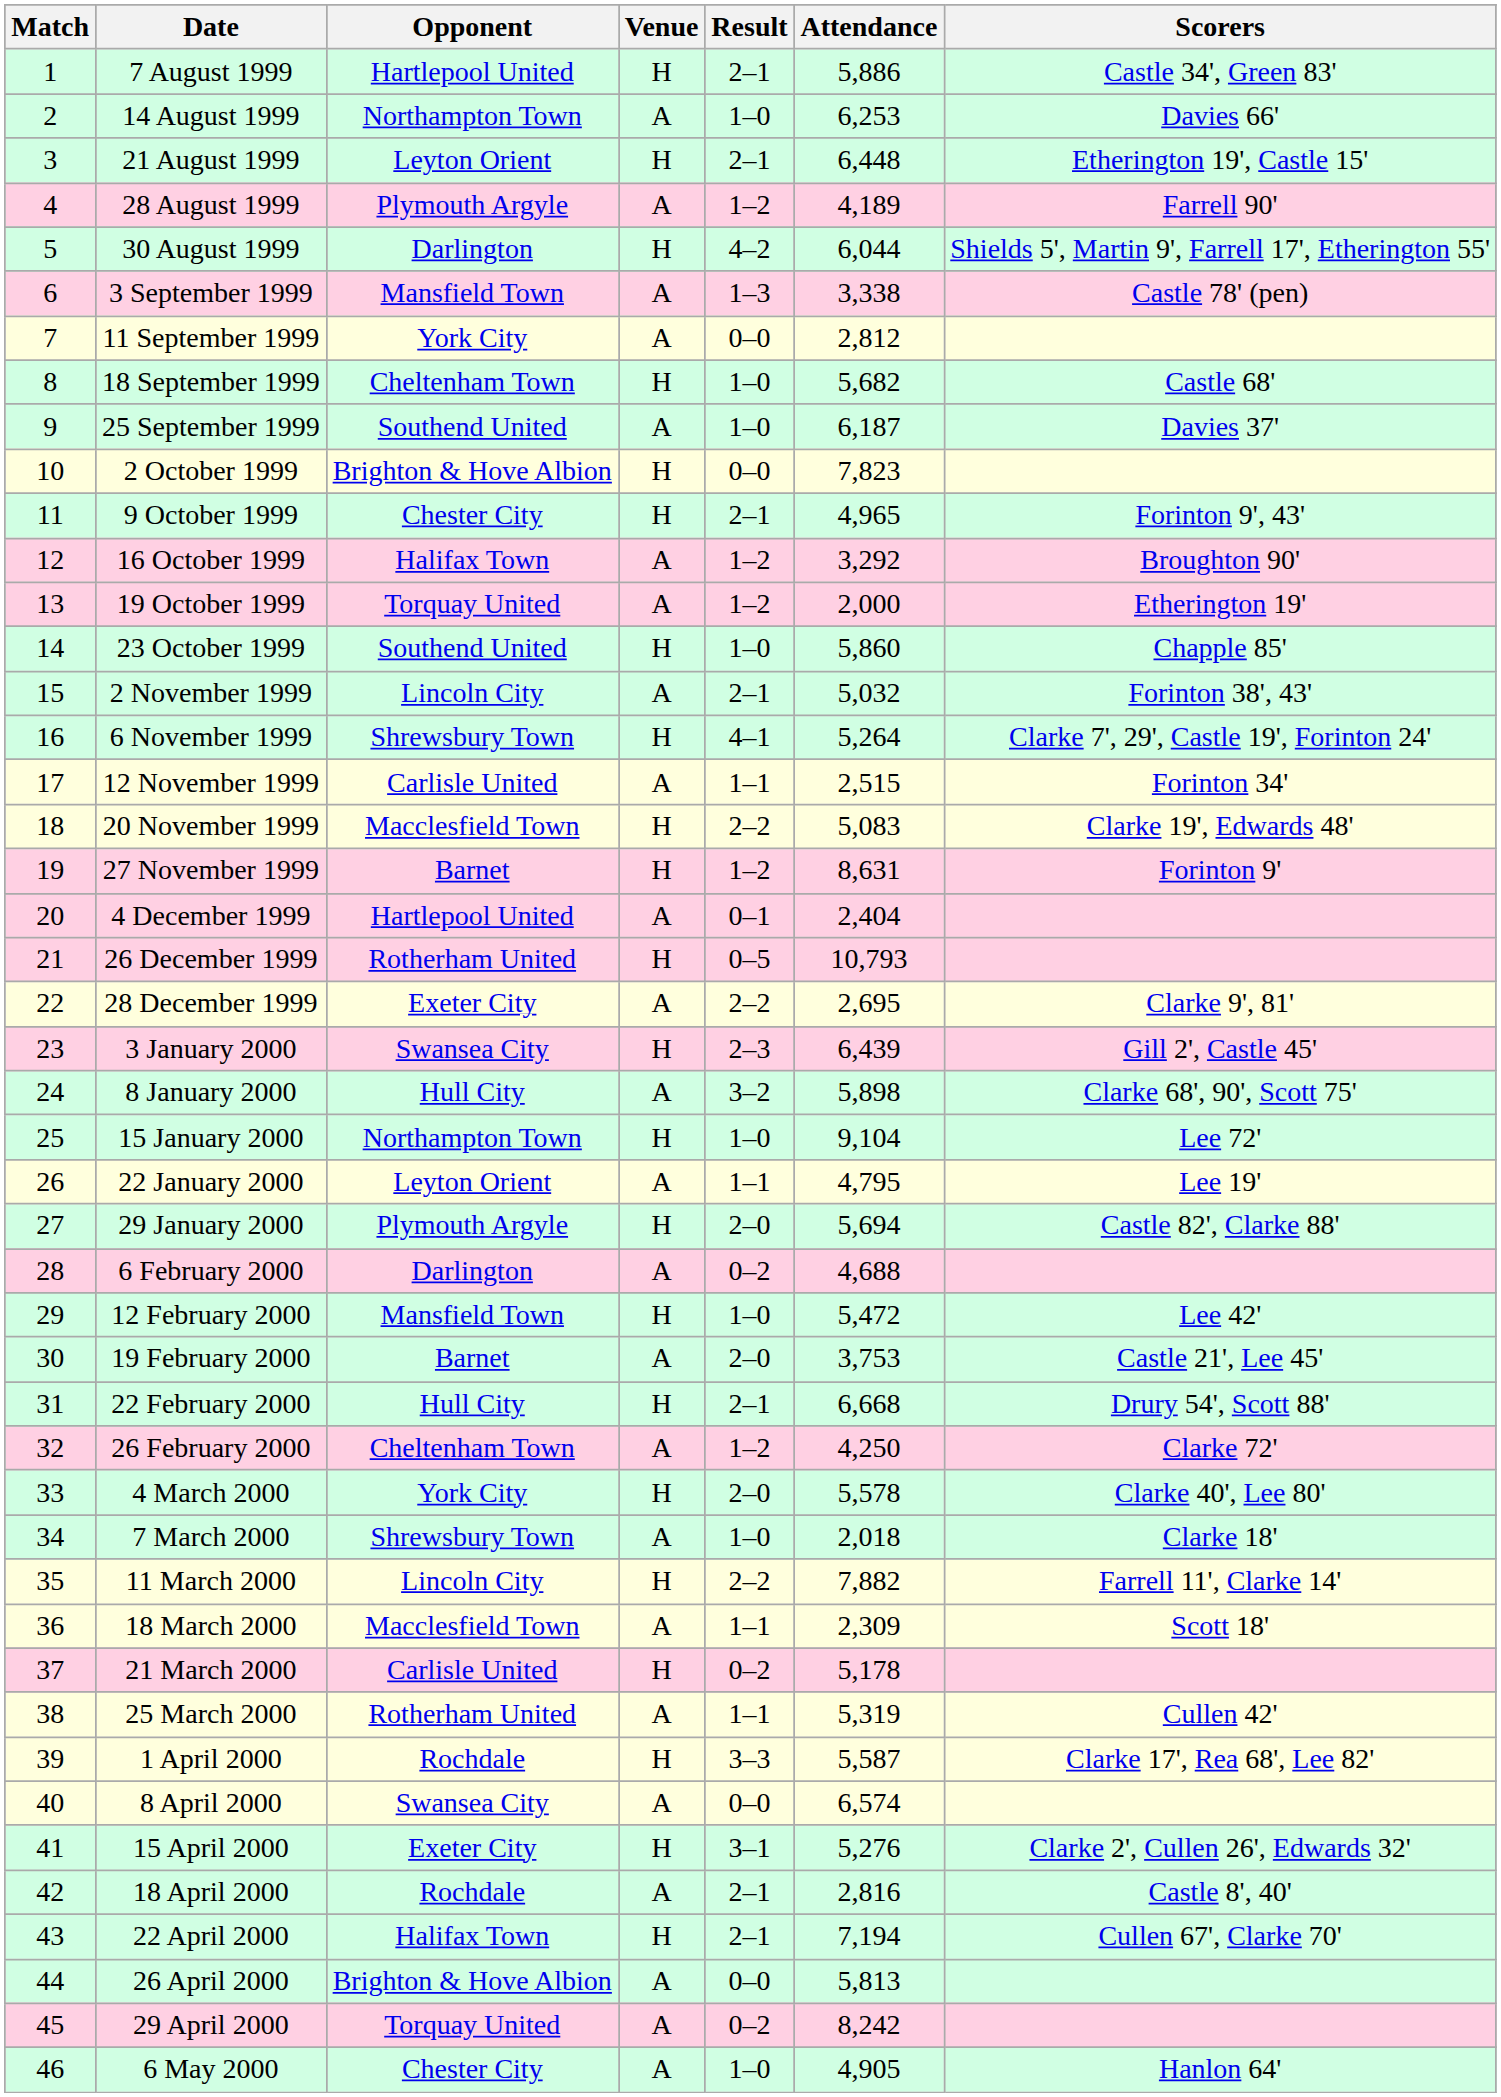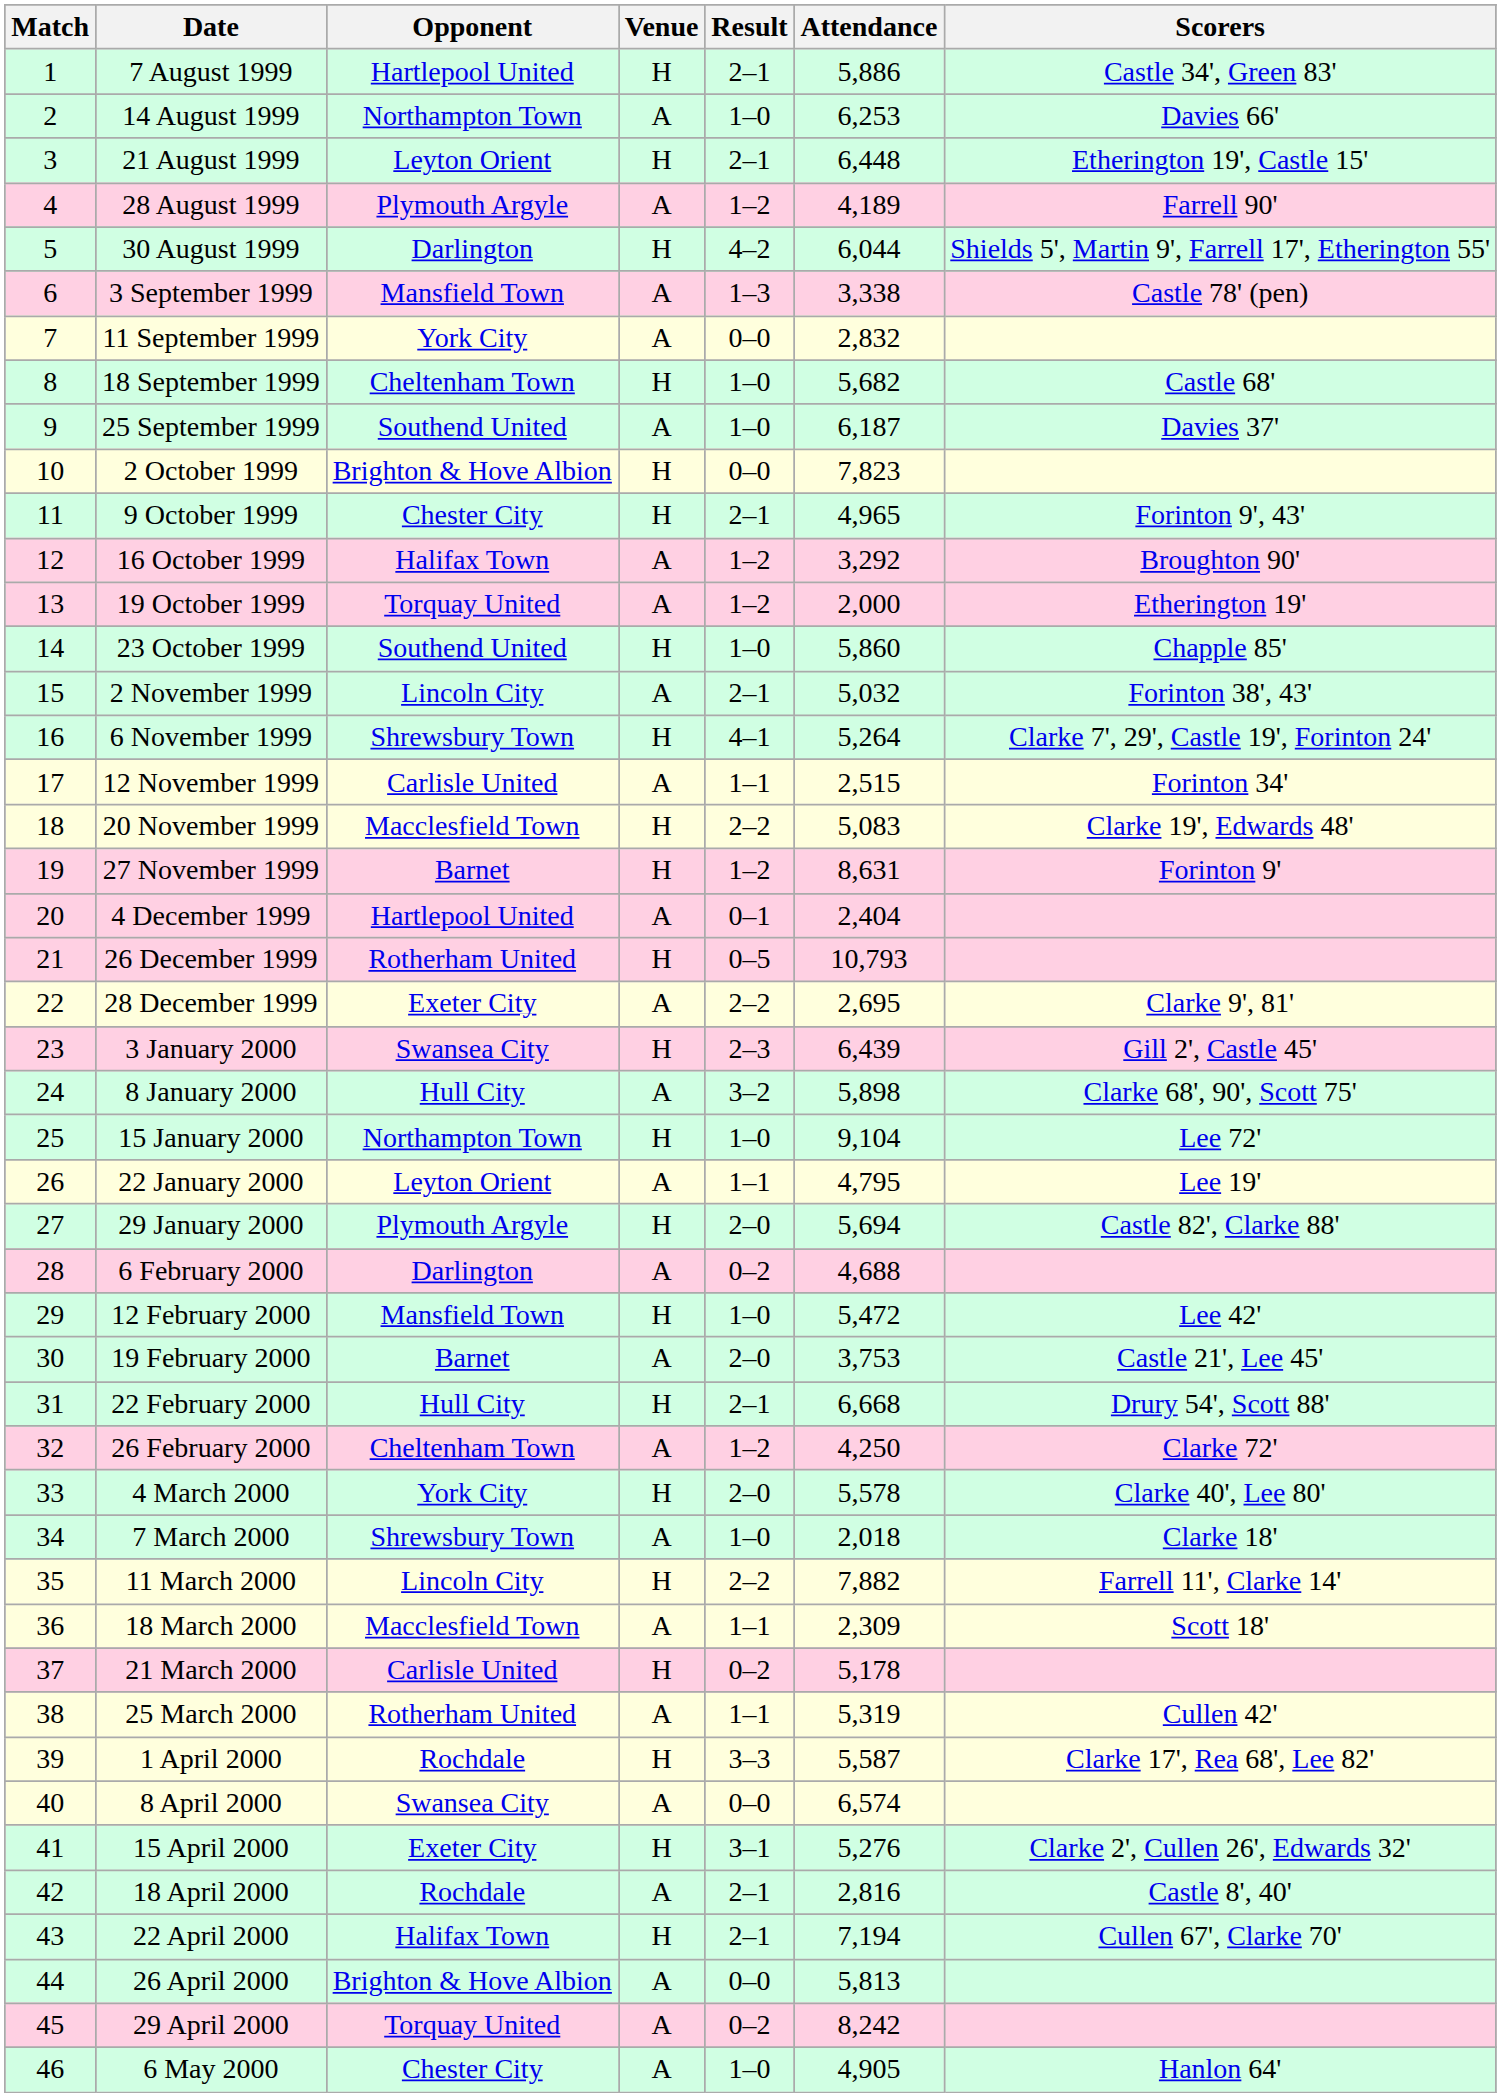(869, 337) 2,812 -> (869, 337) 2,832
